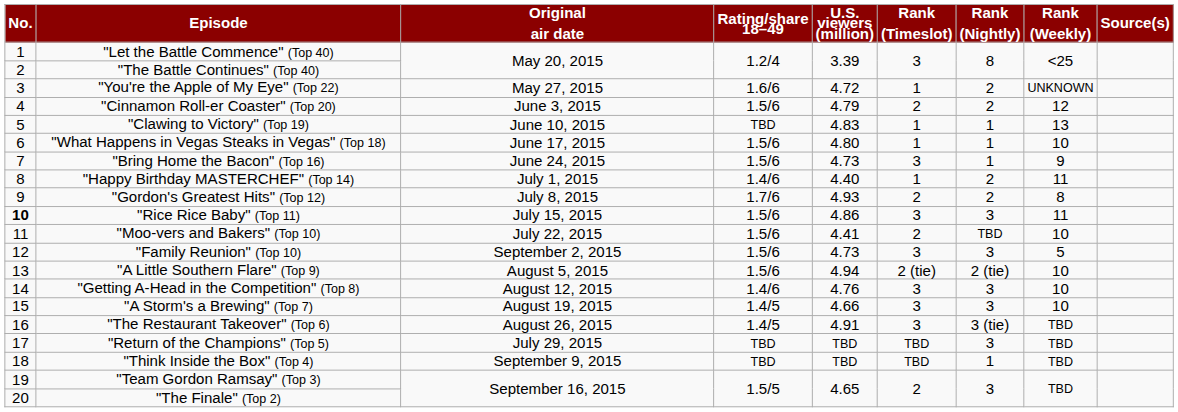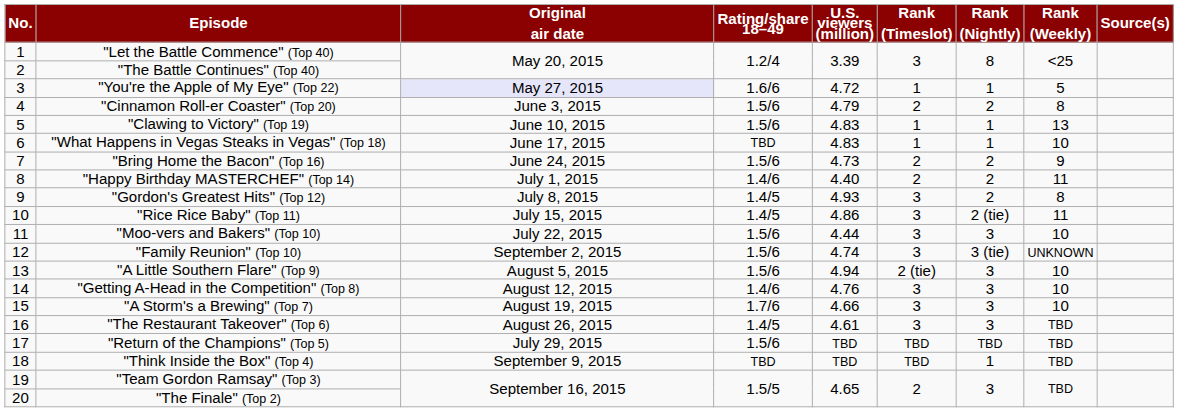(557, 88) no background -> (557, 88) lavender background
(990, 88) 2 -> (990, 88) 1
(1060, 88) UNKNOWN -> (1060, 88) 5
(1060, 106) 12 -> (1060, 106) 8
(763, 125) TBD -> (763, 124) 1.5/6
(763, 143) 1.5/6 -> (763, 143) TBD
(845, 143) 4.80 -> (845, 143) 4.83
(917, 161) 3 -> (917, 161) 2
(990, 161) 1 -> (990, 161) 2
(917, 179) 1 -> (917, 179) 2
(763, 197) 1.7/6 -> (763, 197) 1.4/5
(917, 197) 2 -> (917, 197) 3
(20, 215) bold -> (20, 215) normal
(763, 215) 1.5/6 -> (763, 215) 1.4/5
(990, 215) 3 -> (990, 215) 2 (tie)
(845, 234) 4.41 -> (845, 234) 4.44
(917, 234) 2 -> (917, 234) 3
(990, 234) TBD -> (990, 234) 3
(845, 252) 4.73 -> (845, 252) 4.74
(990, 252) 3 -> (990, 252) 3 (tie)
(1060, 252) 5 -> (1060, 252) UNKNOWN
(990, 270) 2 (tie) -> (990, 270) 3
(763, 307) 1.4/5 -> (763, 307) 1.7/6
(845, 325) 4.91 -> (845, 325) 4.61
(990, 325) 3 (tie) -> (990, 325) 3
(763, 343) TBD -> (763, 343) 1.5/6
(990, 343) 3 -> (990, 343) TBD
